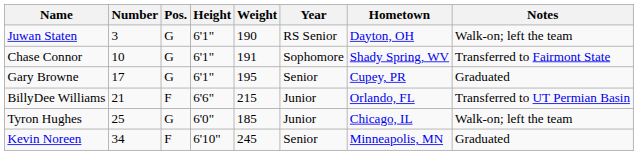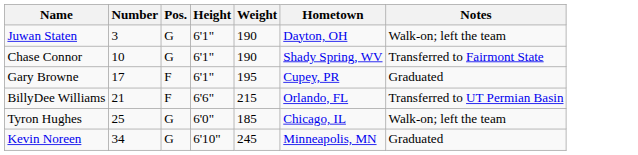- column: (314, 14)
(247, 56) 191 -> (247, 56) 190
(169, 77) G -> (168, 77) F
(168, 139) F -> (169, 139) G
